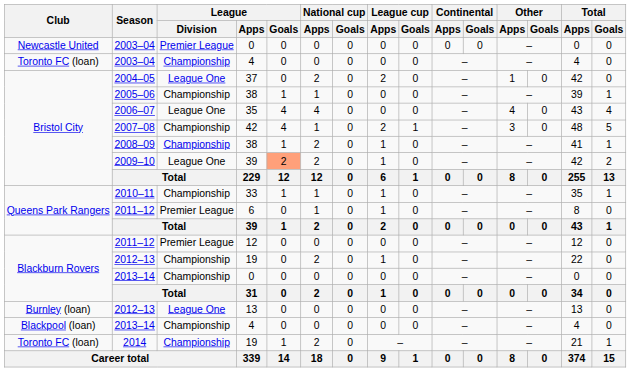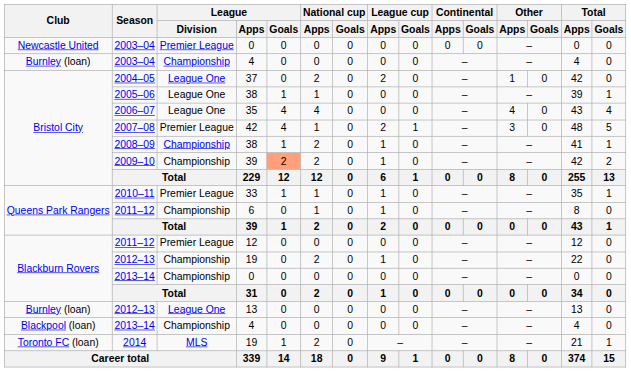(58, 62) Toronto FC (loan) -> (58, 62) Burnley (loan)
(197, 95) Championship -> (197, 95) League One
(197, 128) Championship -> (197, 128) Premier League
(197, 161) League One -> (197, 161) Championship
(197, 194) Championship -> (197, 194) Premier League
(197, 210) Premier League -> (197, 210) Championship
(197, 342) Championship -> (197, 342) MLS
